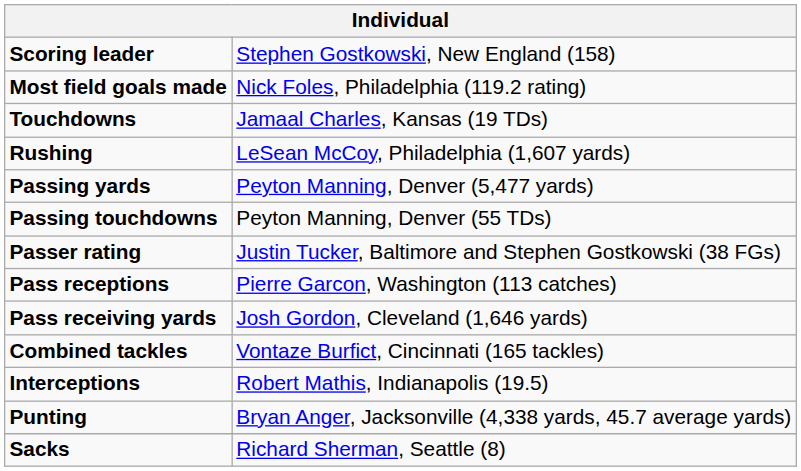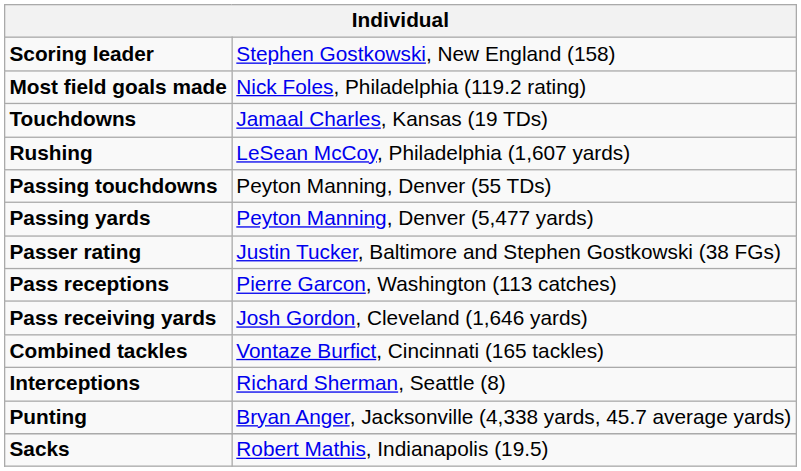rows swapped: (80, 185) <-> (113, 218)
(392, 383) Robert Mathis, Indianapolis (19.5) -> (371, 383) Richard Sherman, Seattle (8)
(371, 449) Richard Sherman, Seattle (8) -> (392, 449) Robert Mathis, Indianapolis (19.5)
